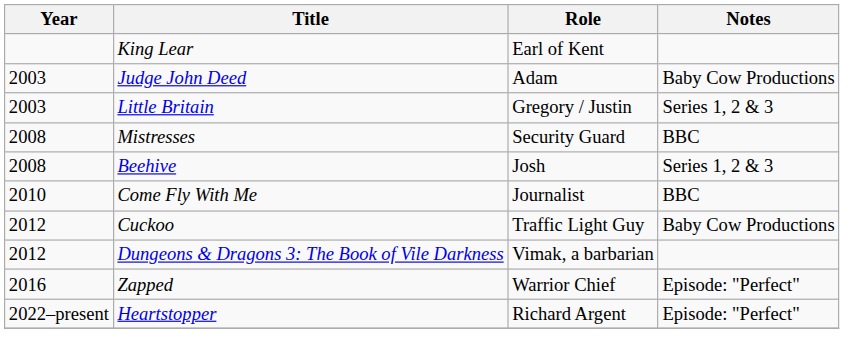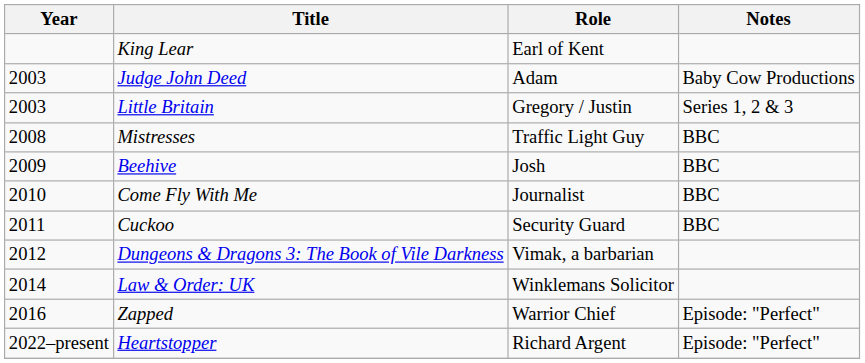(569, 136) Security Guard -> (578, 136) Traffic Light Guy
(27, 166) 2008 -> (27, 166) 2009
(718, 166) Series 1, 2 & 3 -> (701, 166) BBC
(27, 225) 2012 -> (27, 225) 2011
(578, 225) Traffic Light Guy -> (569, 225) Security Guard
(749, 225) Baby Cow Productions -> (701, 225) BBC
+ row: (186, 284)
